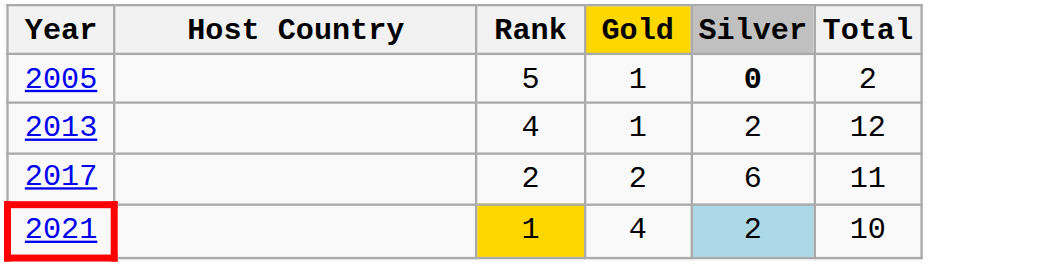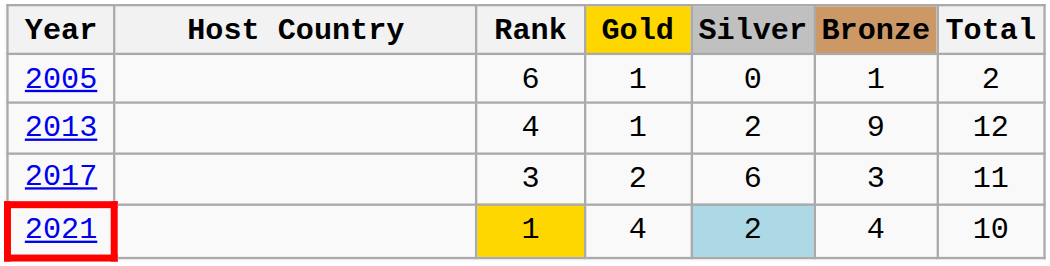+ column: (876, 30)
(531, 79) 5 -> (531, 79) 6
(753, 79) bold -> (753, 79) normal
(531, 178) 2 -> (531, 178) 3
